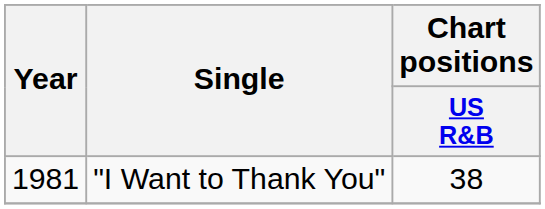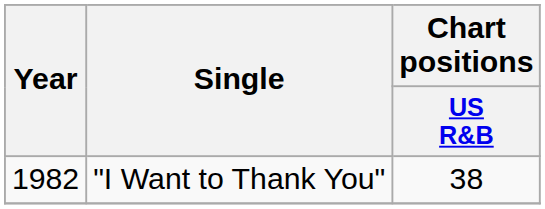(46, 179) 1981 -> (46, 179) 1982
